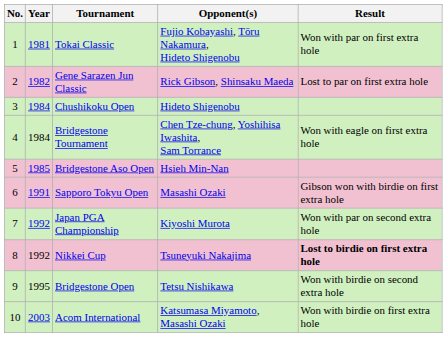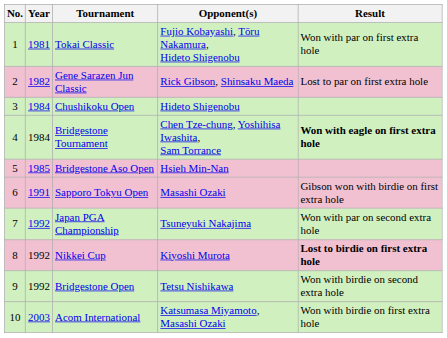(364, 137) normal -> (368, 137) bold
(195, 224) Kiyoshi Murota -> (206, 224) Tsuneyuki Nakajima
(206, 255) Tsuneyuki Nakajima -> (195, 255) Kiyoshi Murota
(39, 286) 1995 -> (39, 286) 1992
